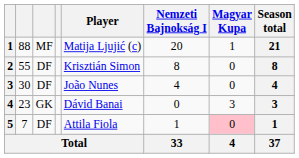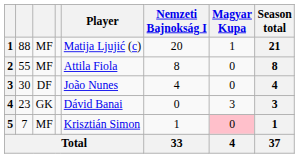(44, 66) DF -> (44, 66) MF
(102, 66) Krisztián Simon -> (91, 66) Attila Fiola
(44, 123) DF -> (44, 123) MF
(91, 123) Attila Fiola -> (102, 123) Krisztián Simon
